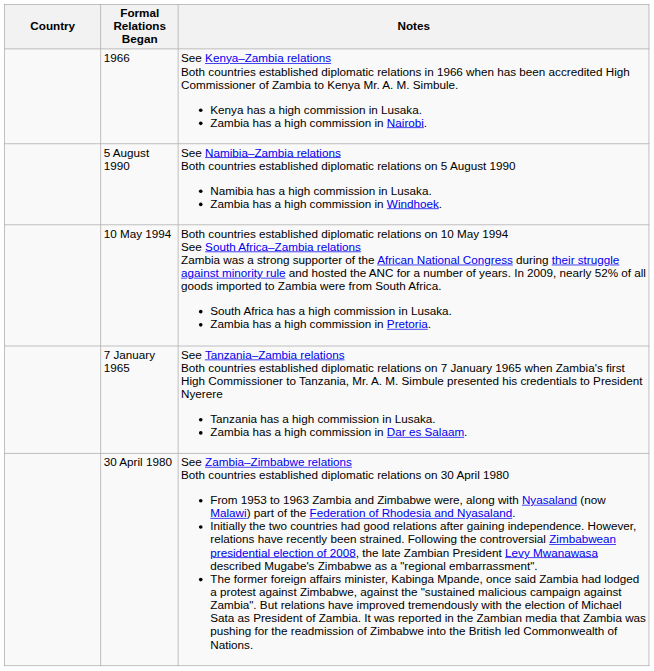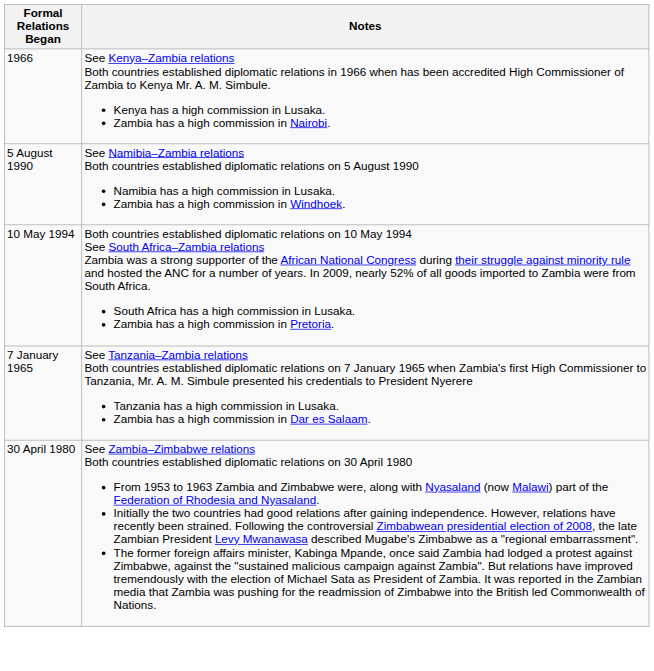- column: (53, 26)
